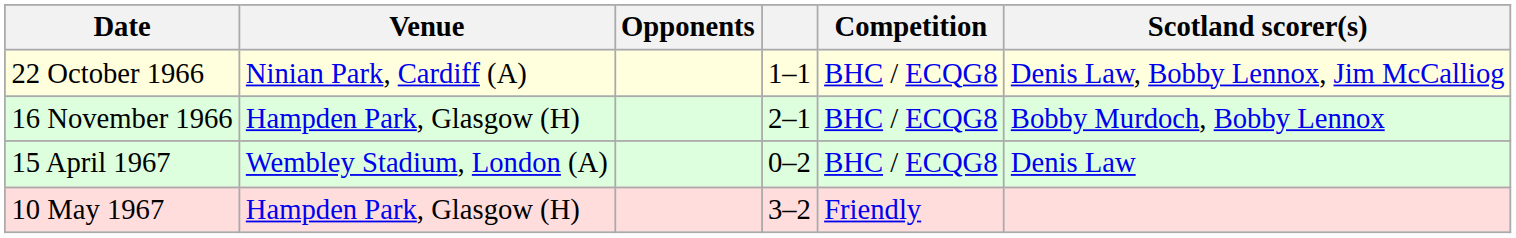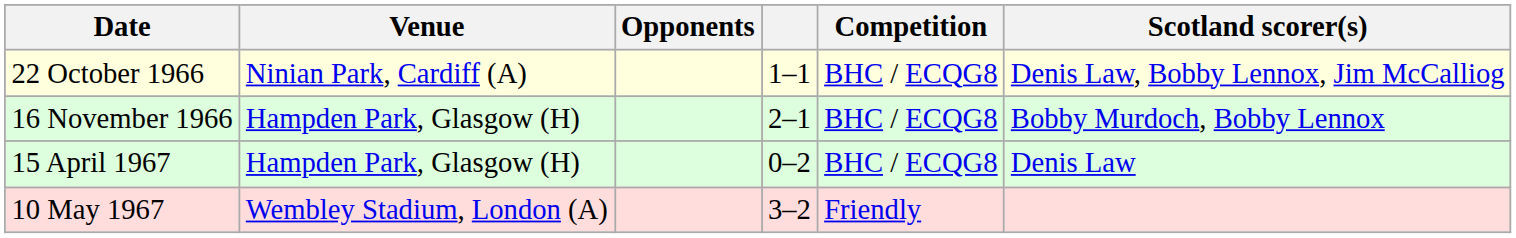(427, 163) Wembley Stadium, London (A) -> (413, 163) Hampden Park, Glasgow (H)
(413, 208) Hampden Park, Glasgow (H) -> (427, 208) Wembley Stadium, London (A)
